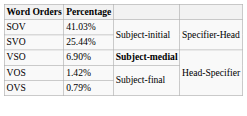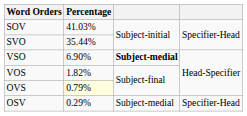(81, 42) 25.44% -> (81, 42) 35.44%
(79, 73) 1.42% -> (79, 73) 1.82%
(79, 88) no background -> (79, 88) lightyellow background
+ row: (16, 103)
